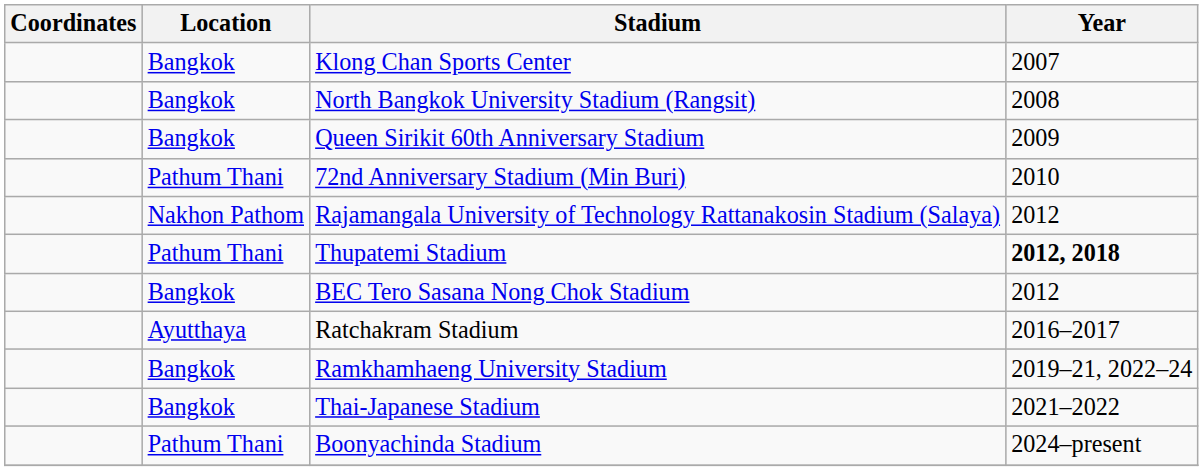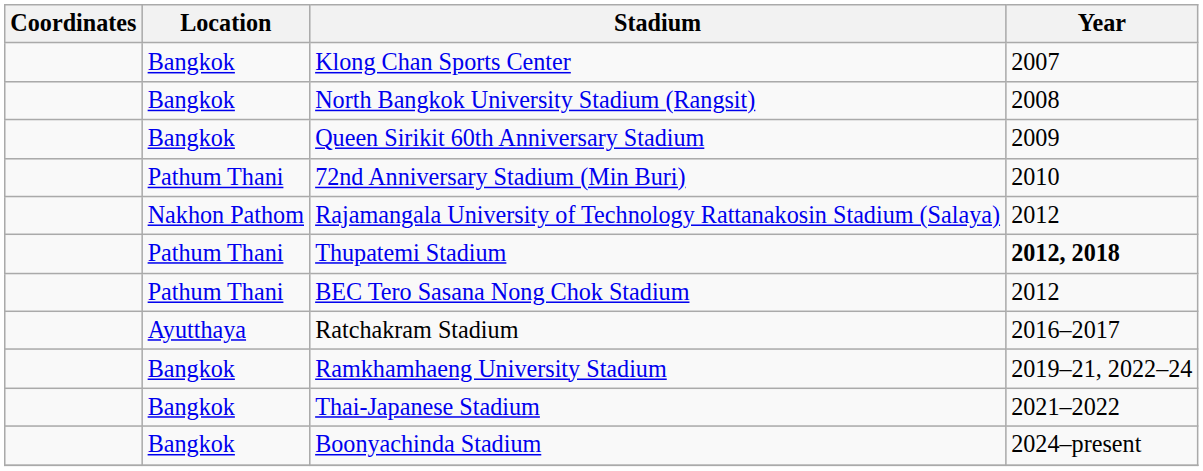(191, 291) Bangkok -> (216, 291) Pathum Thani
(216, 445) Pathum Thani -> (191, 445) Bangkok
